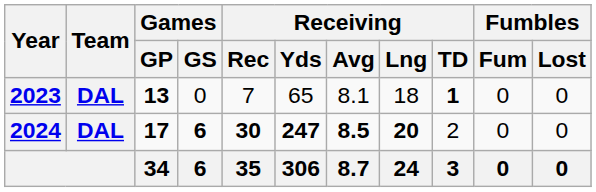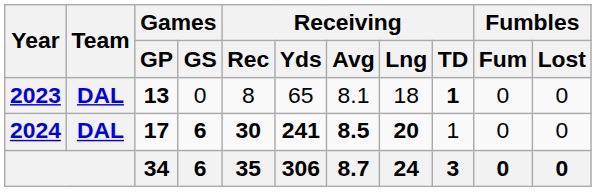(248, 95) 7 -> (248, 95) 8
(301, 131) 247 -> (301, 131) 241
(453, 131) 2 -> (453, 131) 1
